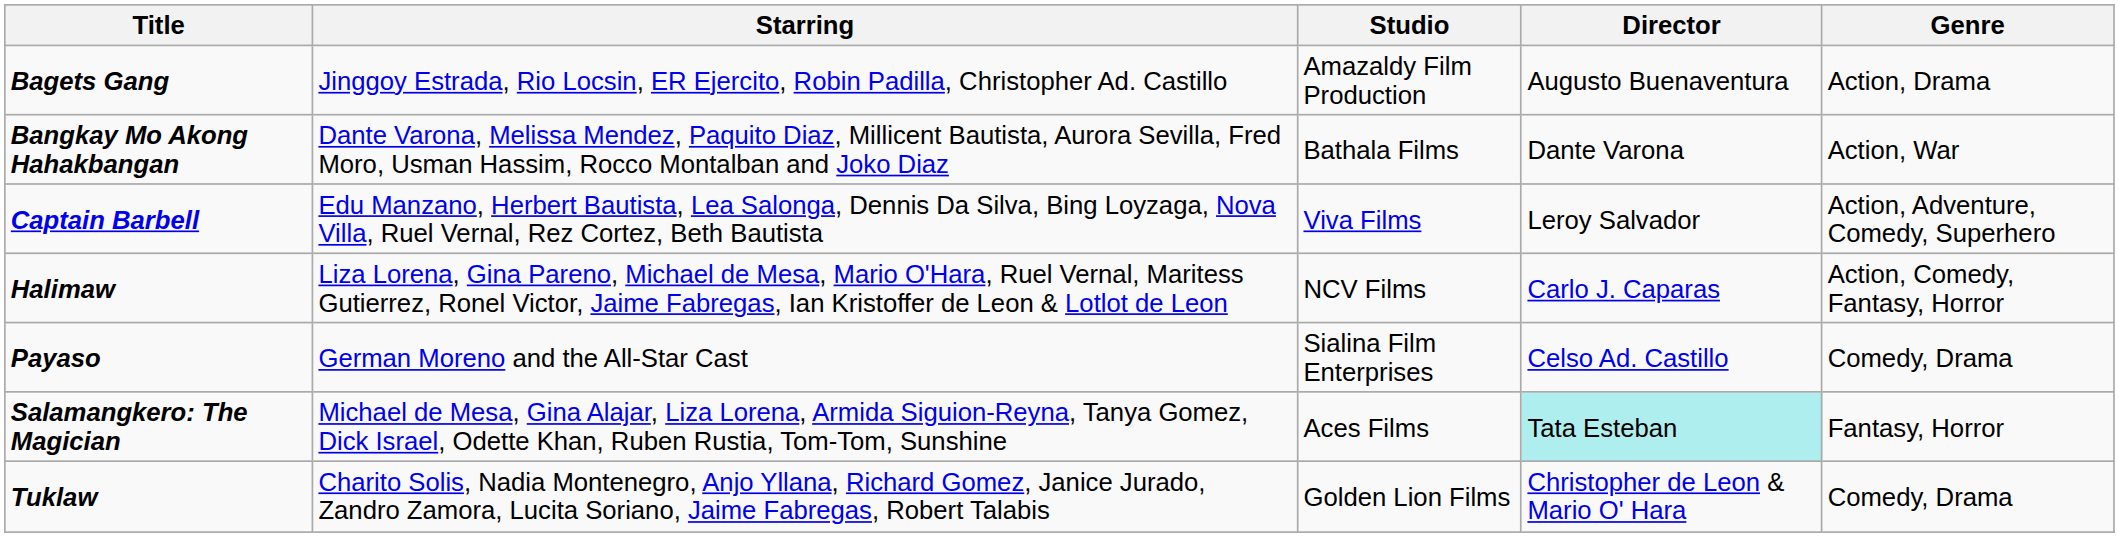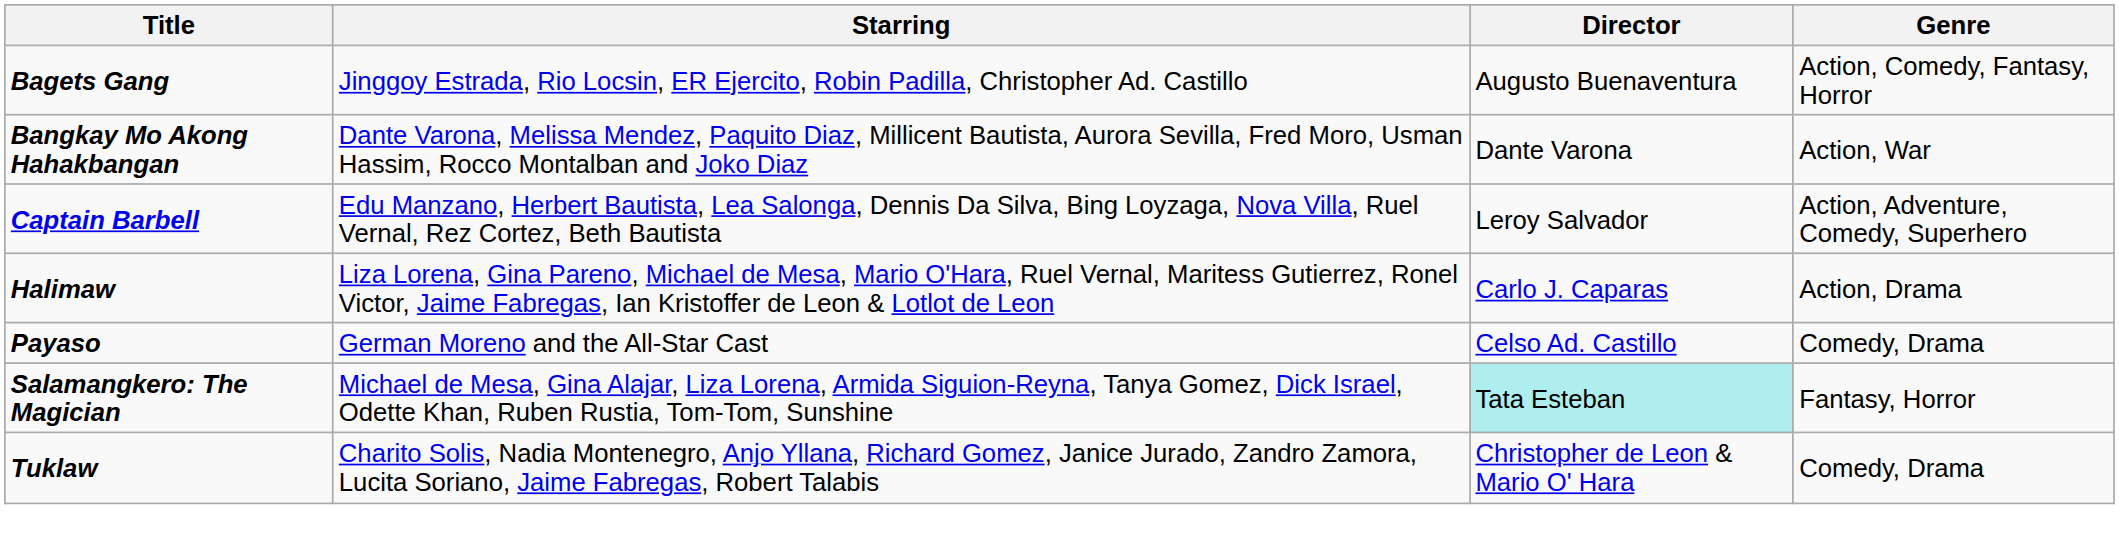- column: (1409, 25)
(1909, 80) Action, Drama -> (1944, 80) Action, Comedy, Fantasy, Horror
(1921, 289) Action, Comedy, Fantasy, Horror -> (1881, 289) Action, Drama
